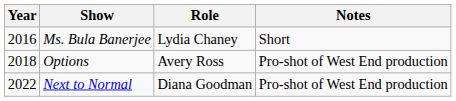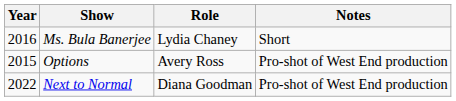(22, 61) 2018 -> (22, 61) 2015
